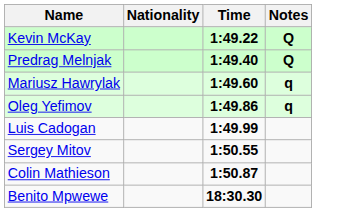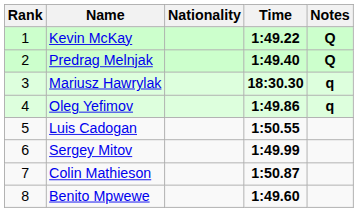+ column: (25, 15)
(234, 83) 1:49.60 -> (276, 83) 18:30.30
(234, 128) 1:49.99 -> (276, 128) 1:50.55
(234, 151) 1:50.55 -> (276, 151) 1:49.99
(234, 196) 18:30.30 -> (276, 196) 1:49.60
